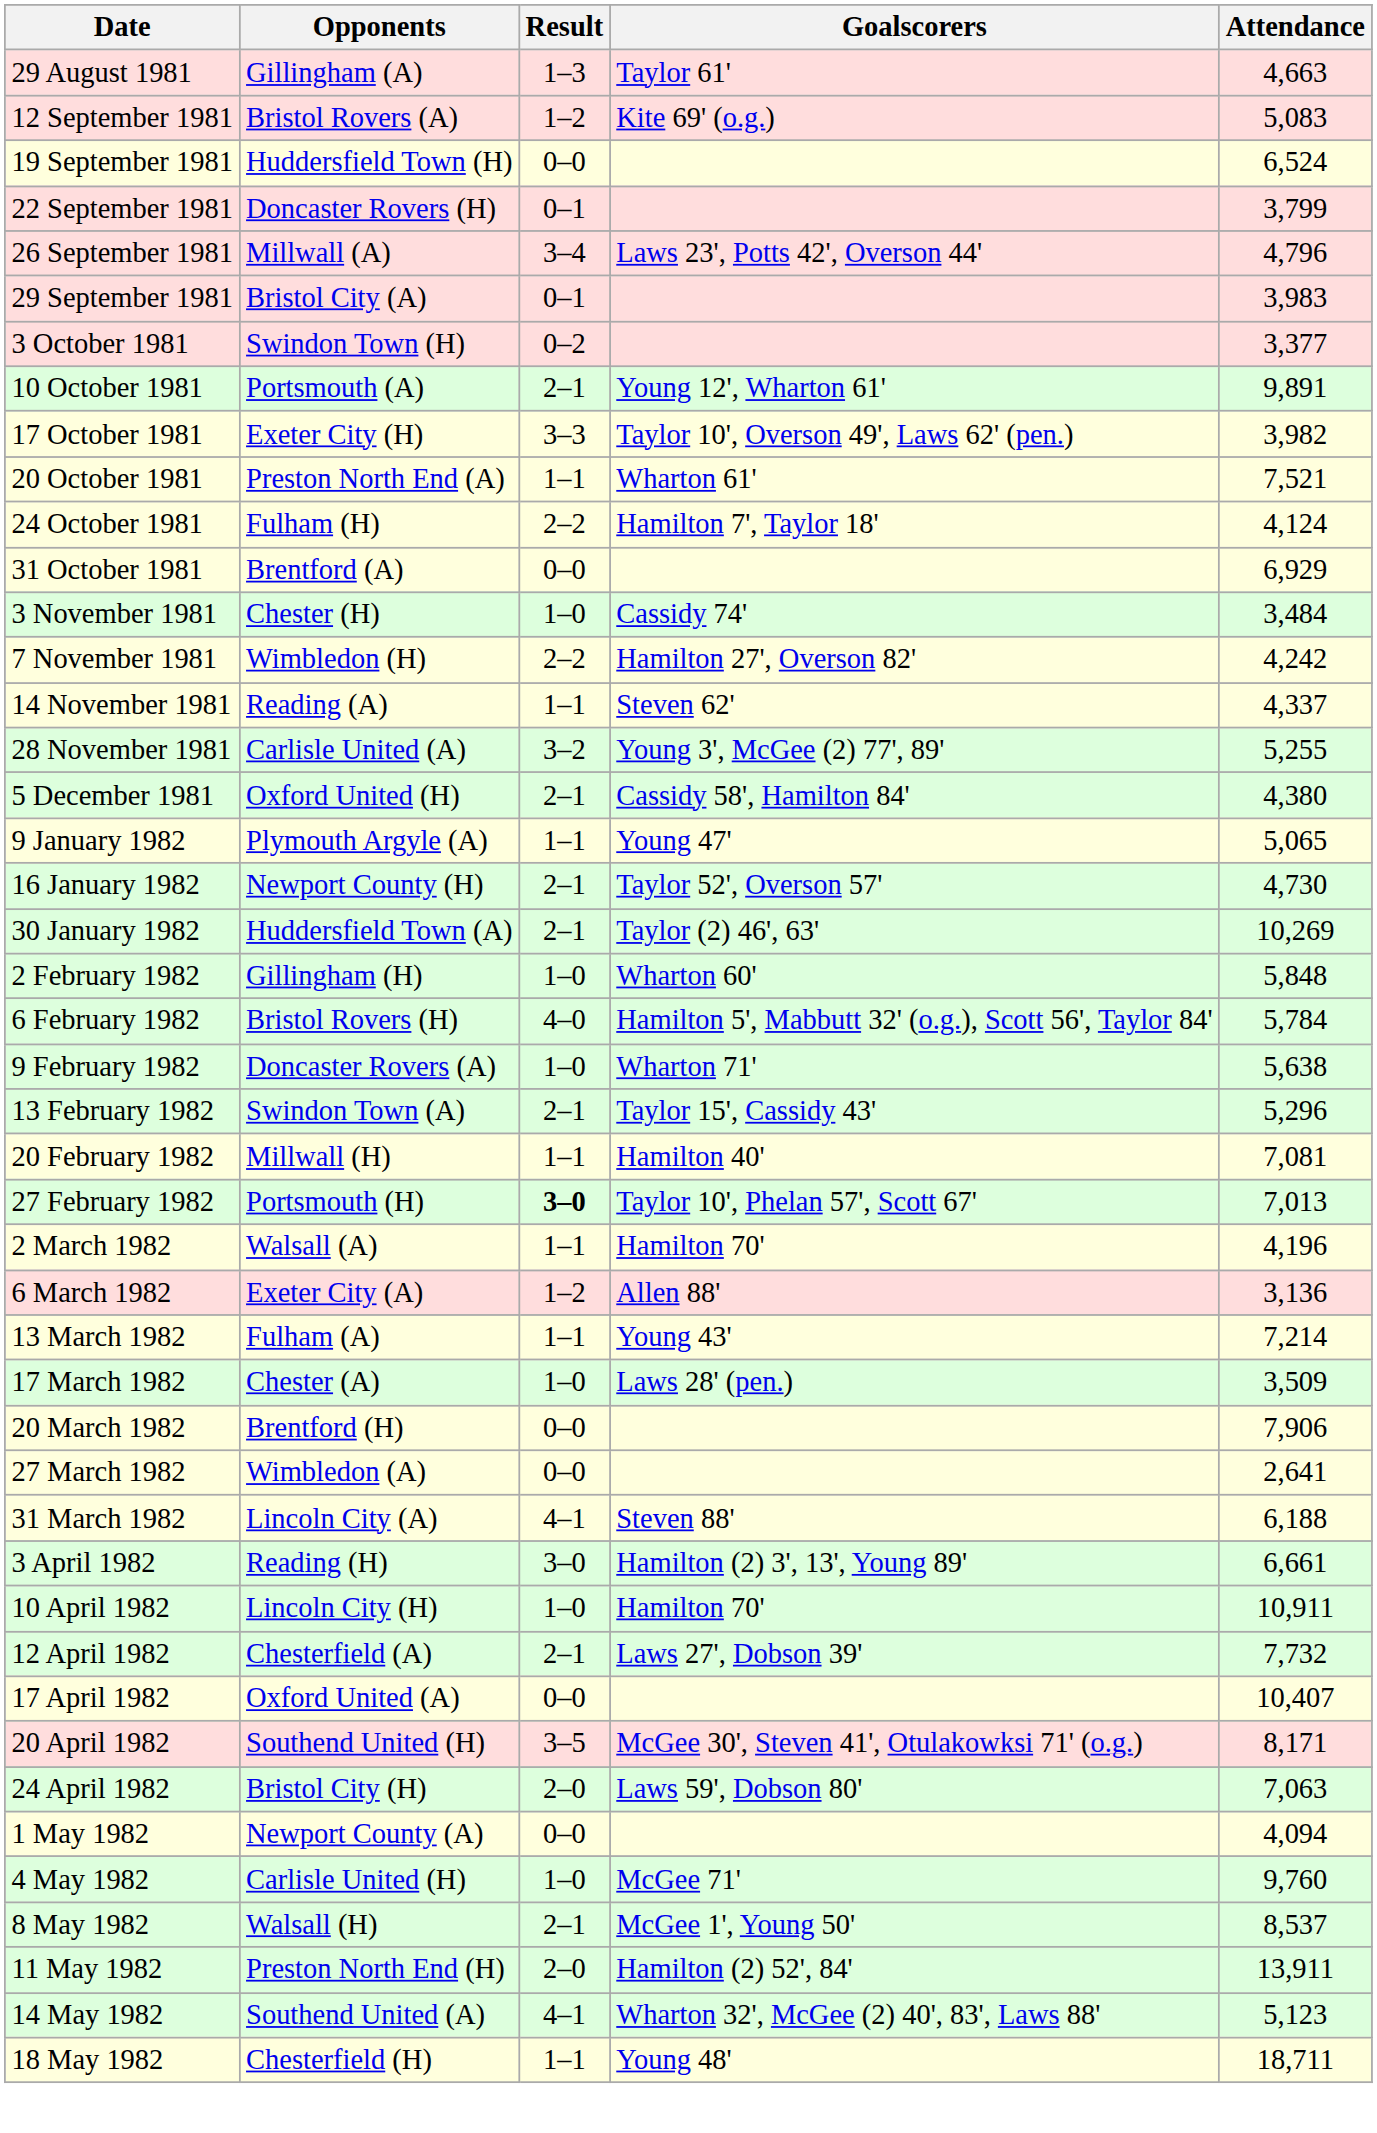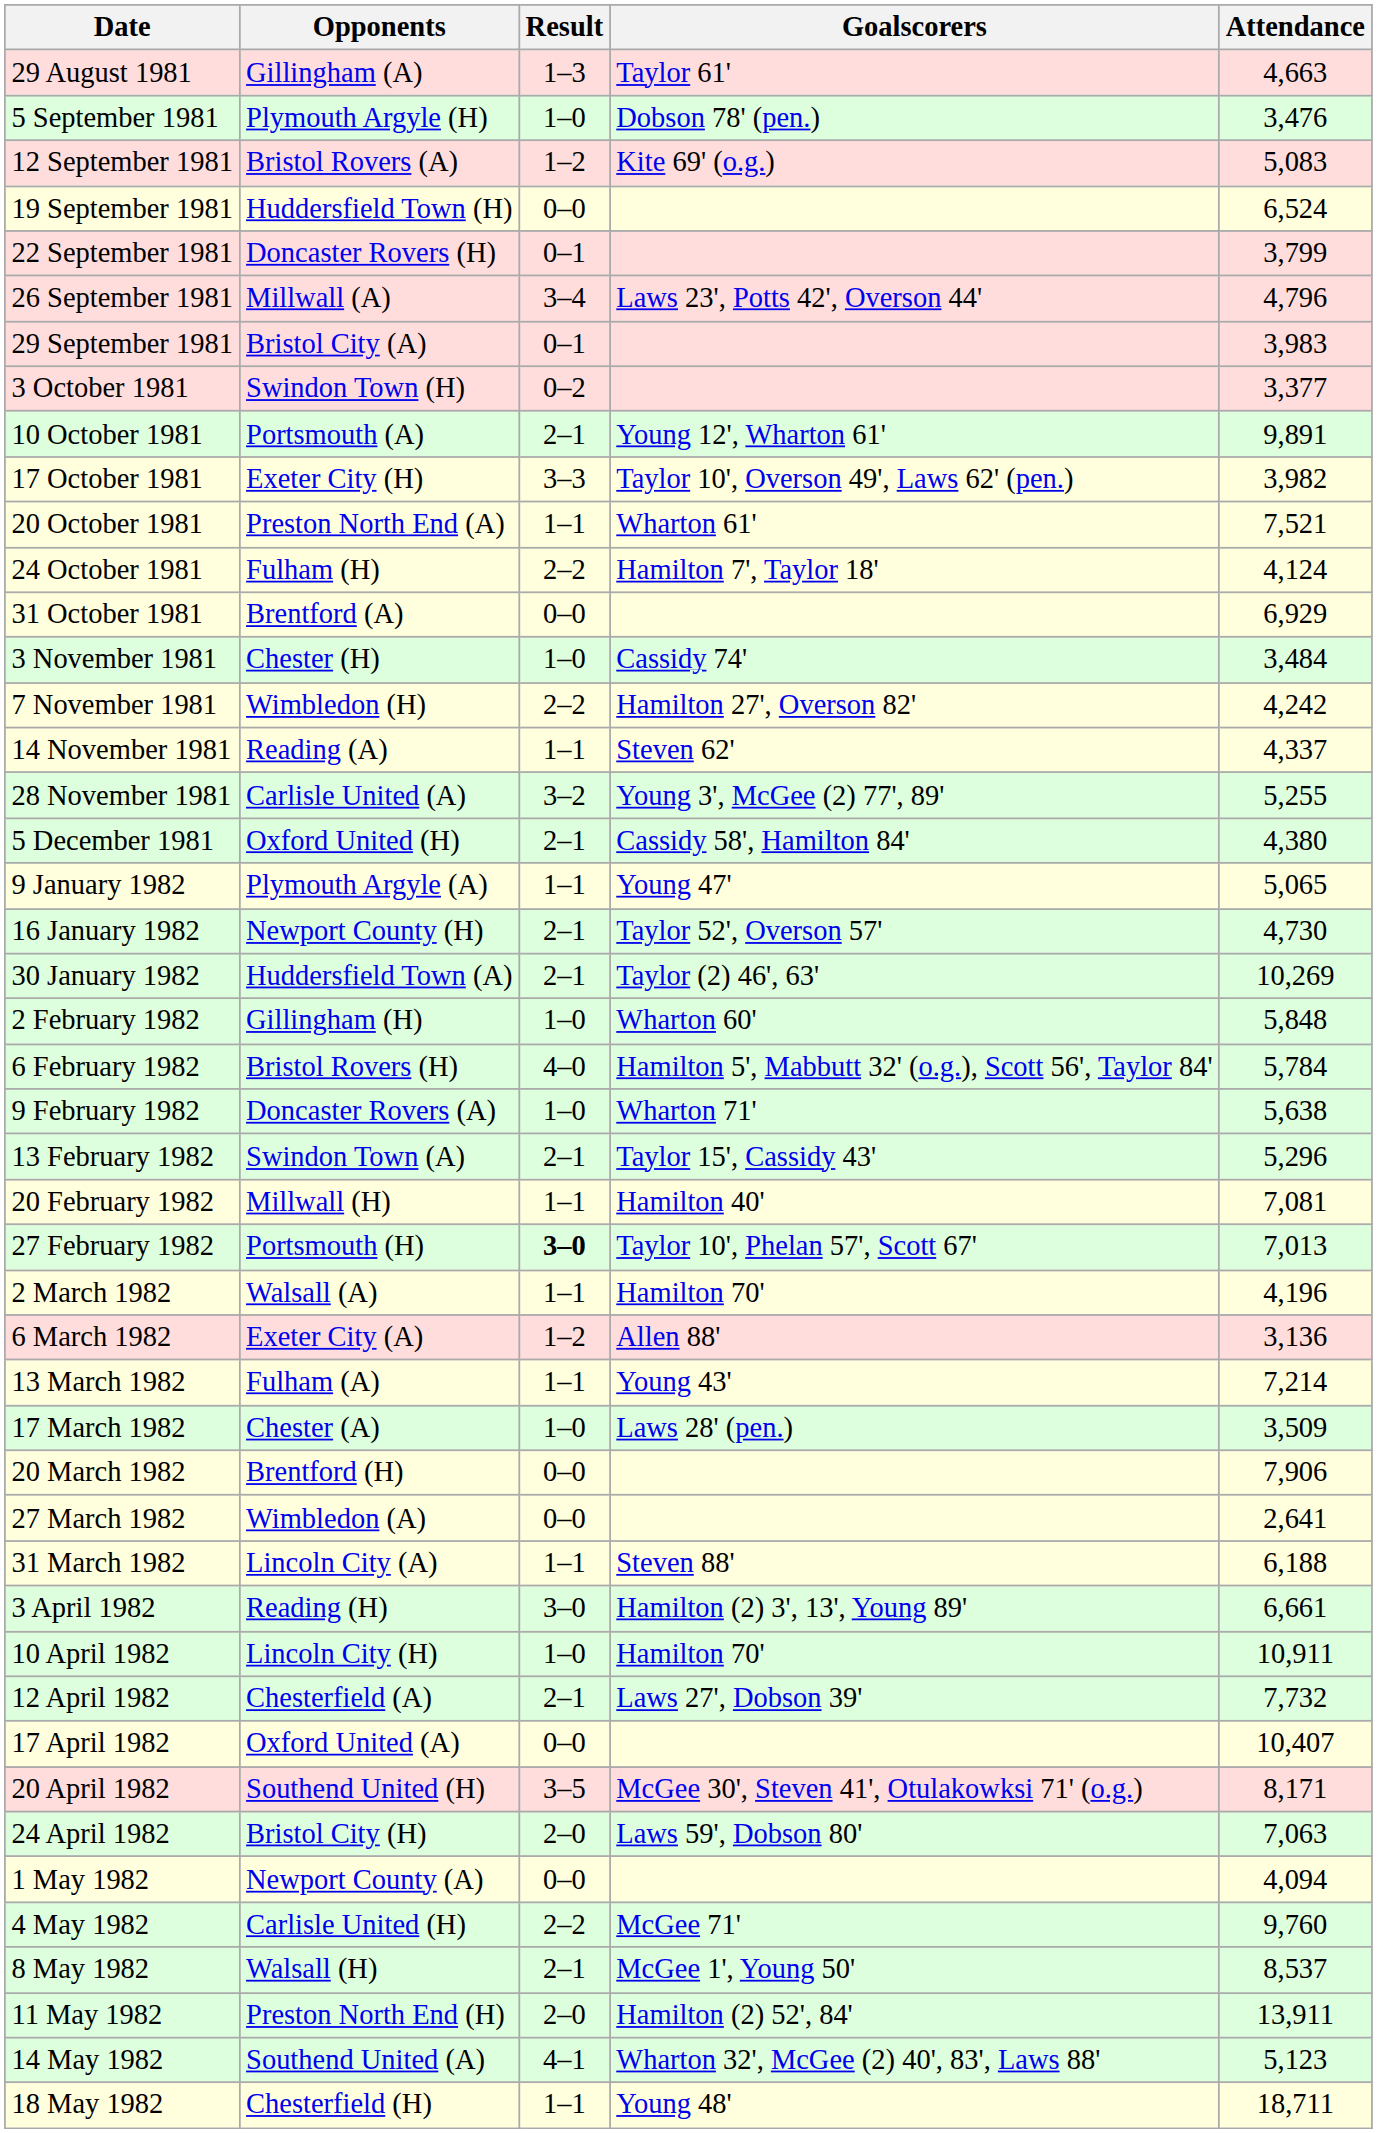+ row: (115, 117)
(564, 1517) 4–1 -> (564, 1562) 1–1
(564, 1878) 1–0 -> (564, 1924) 2–2
